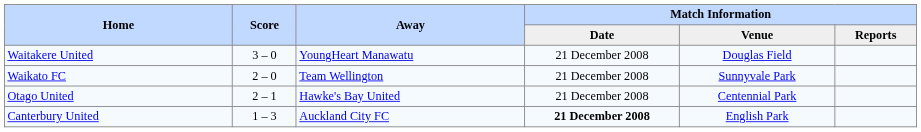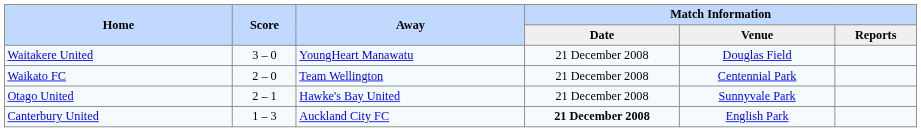(757, 75) Sunnyvale Park -> (757, 75) Centennial Park
(757, 96) Centennial Park -> (757, 96) Sunnyvale Park
